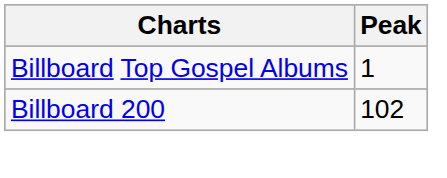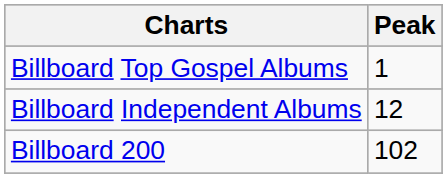+ row: (186, 109)
